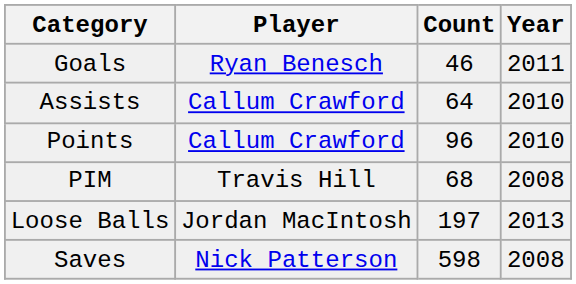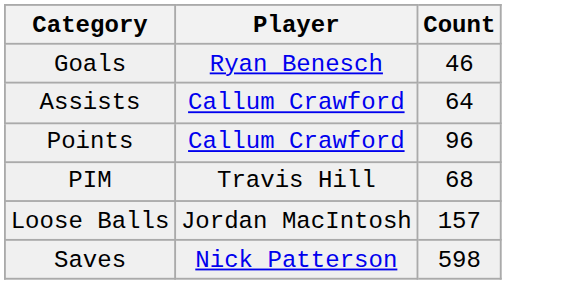- column: (536, 25)
(459, 221) 197 -> (459, 221) 157
